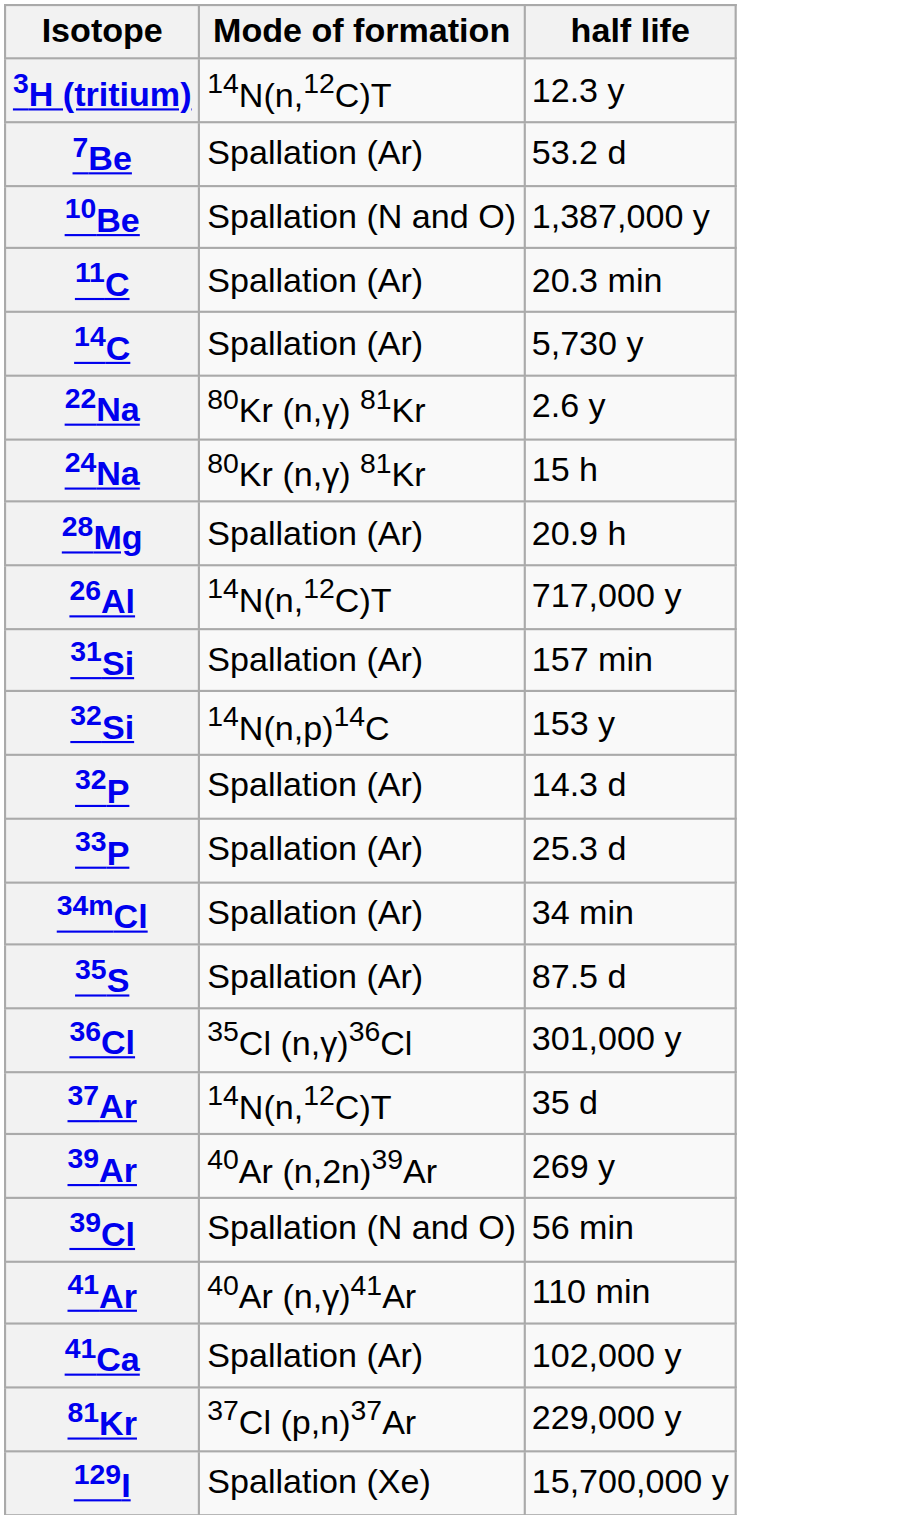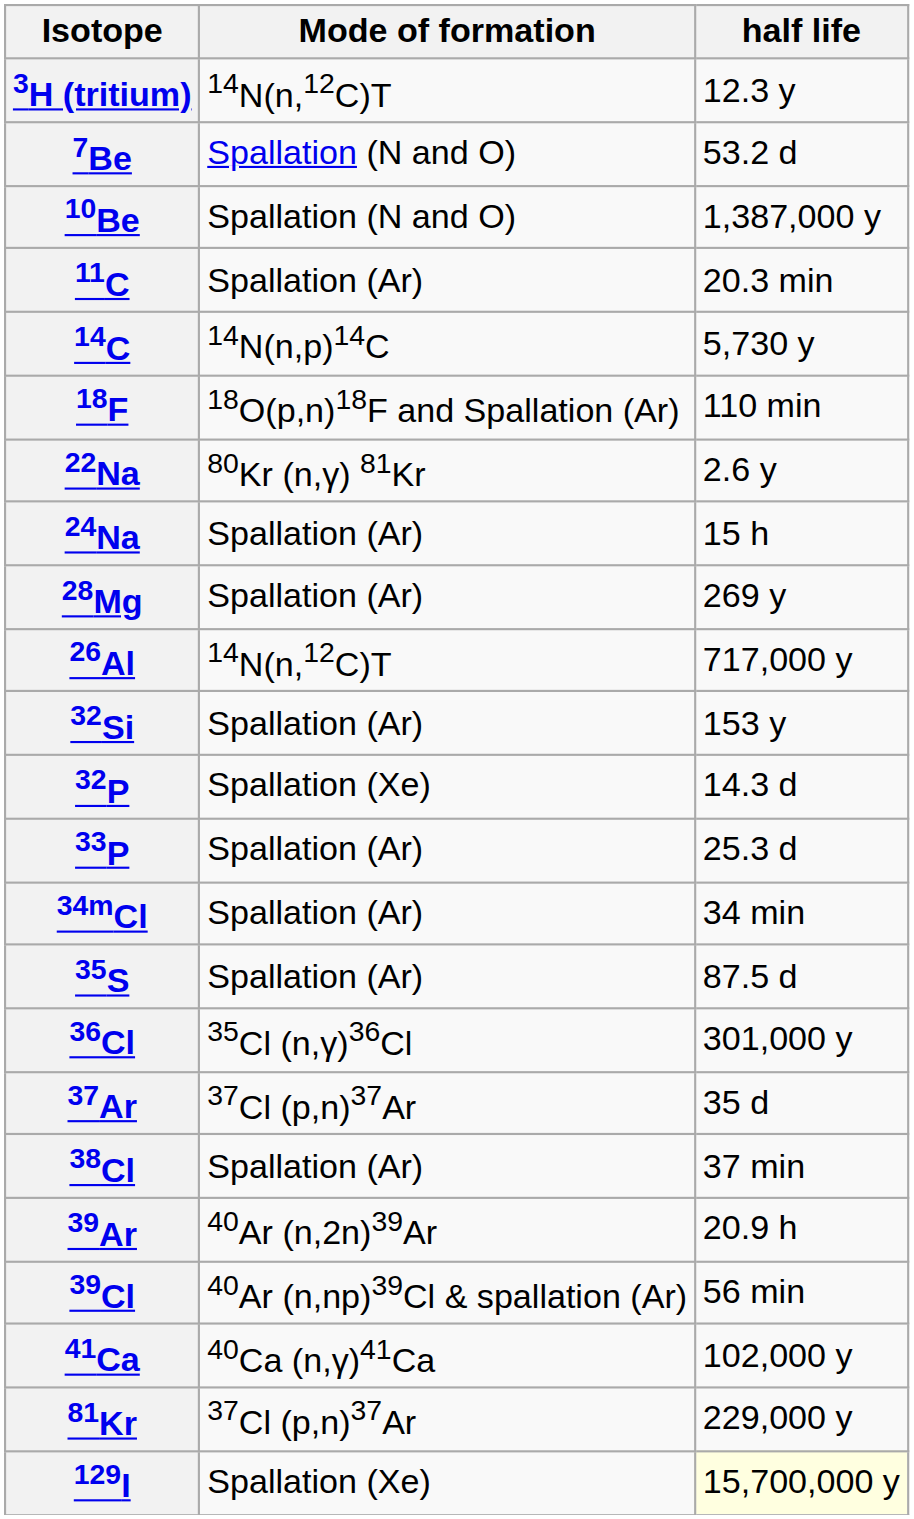(315, 153) Spallation (Ar) -> (362, 153) Spallation (N and O)
(315, 343) Spallation (Ar) -> (298, 343) 14N(n,p)14C
+ row: (102, 406)
(316, 469) 80Kr (n,γ) 81Kr -> (315, 533) Spallation (Ar)
(579, 533) 20.9 h -> (744, 596) 269 y
- row: (102, 659)
(298, 722) 14N(n,p)14C -> (315, 722) Spallation (Ar)
(315, 786) Spallation (Ar) -> (319, 786) Spallation (Xe)
(299, 1102) 14N(n,12C)T -> (312, 1102) 37Cl (p,n)37Ar
+ row: (102, 1165)
(573, 1165) 269 y -> (750, 1228) 20.9 h
(362, 1228) Spallation (N and O) -> (447, 1292) 40Ar (n,np)39Cl & spallation (Ar)
- row: (102, 1292)
(315, 1355) Spallation (Ar) -> (321, 1355) 40Ca (n,γ)41Ca
(630, 1482) no background -> (801, 1482) lightyellow background
